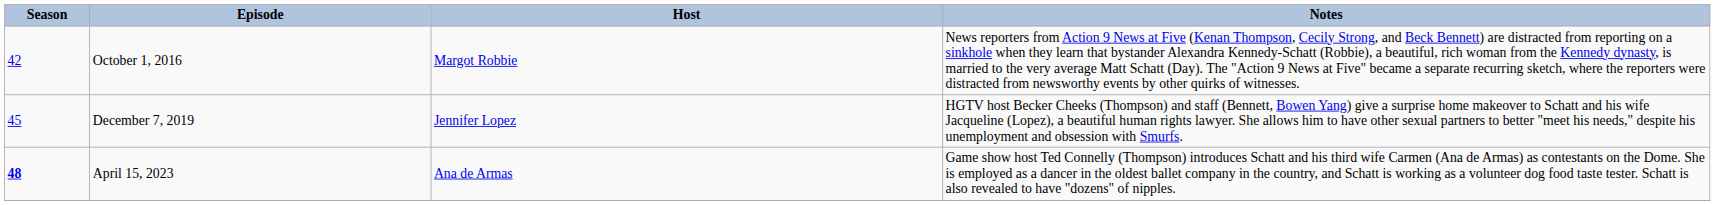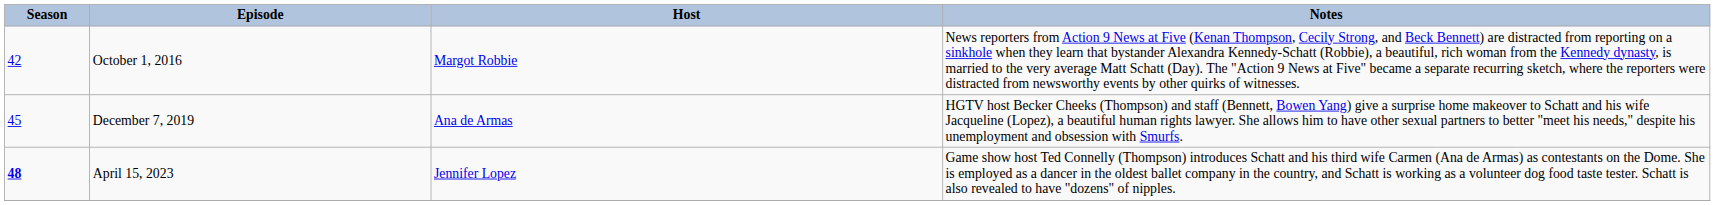(475, 120) Jennifer Lopez -> (473, 120) Ana de Armas
(473, 173) Ana de Armas -> (475, 173) Jennifer Lopez
